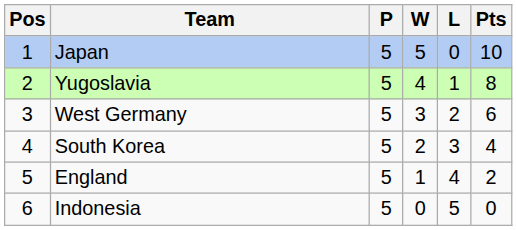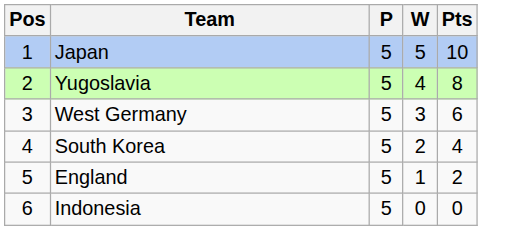- column: (454, 20)
